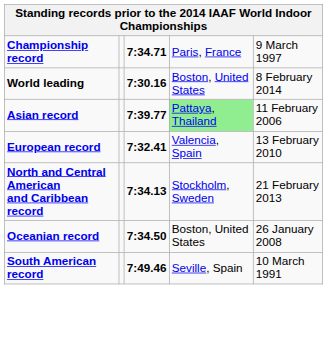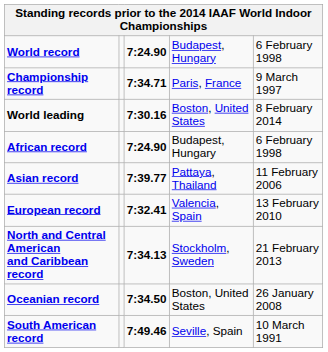+ row: (43, 51)
+ row: (47, 146)
(194, 115) lightgreen background -> (194, 178) no background
